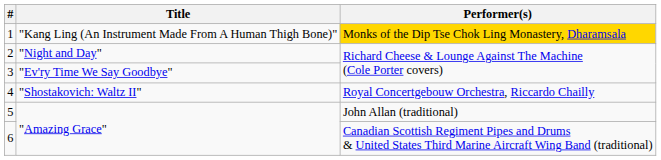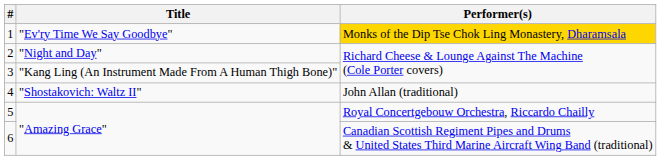(178, 33) "Kang Ling (An Instrument Made From A Human Thigh Bone)" -> (96, 33) "Ev'ry Time We Say Goodbye"
(96, 72) "Ev'ry Time We Say Goodbye" -> (178, 72) "Kang Ling (An Instrument Made From A Human Thigh Bone)"
(469, 92) Royal Concertgebouw Orchestra, Riccardo Chailly -> (400, 92) John Allan (traditional)
(400, 111) John Allan (traditional) -> (469, 111) Royal Concertgebouw Orchestra, Riccardo Chailly
